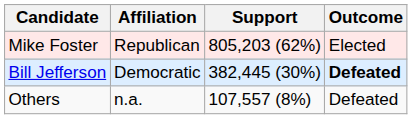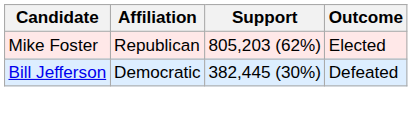(365, 72) bold -> (363, 72) normal
- row: (34, 99)
